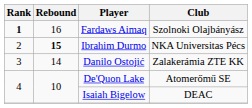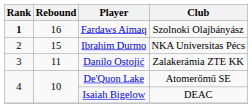(56, 45) bold -> (56, 45) normal
(56, 62) 14 -> (56, 62) 11
